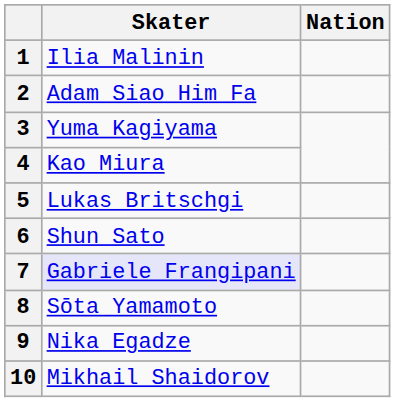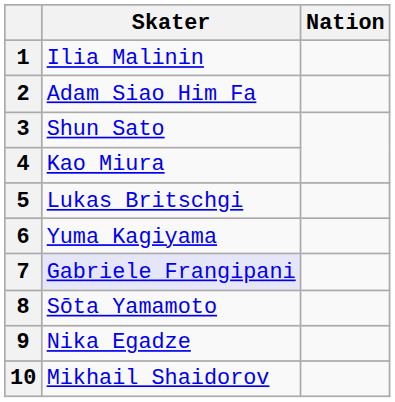(132, 129) Yuma Kagiyama -> (106, 129) Shun Sato
(106, 236) Shun Sato -> (132, 236) Yuma Kagiyama
